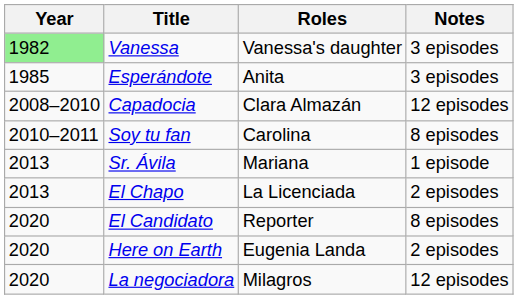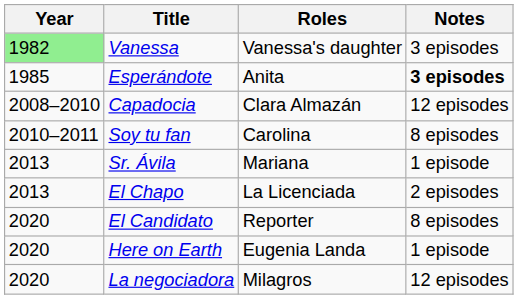(454, 76) normal -> (458, 76) bold
(454, 250) 2 episodes -> (450, 250) 1 episode
